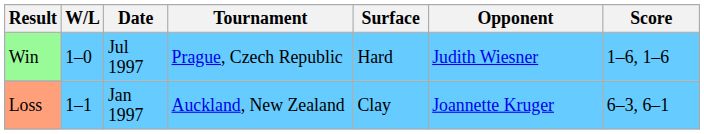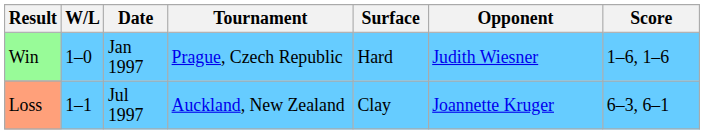(126, 56) Jul 1997 -> (126, 56) Jan 1997
(126, 104) Jan 1997 -> (126, 104) Jul 1997
